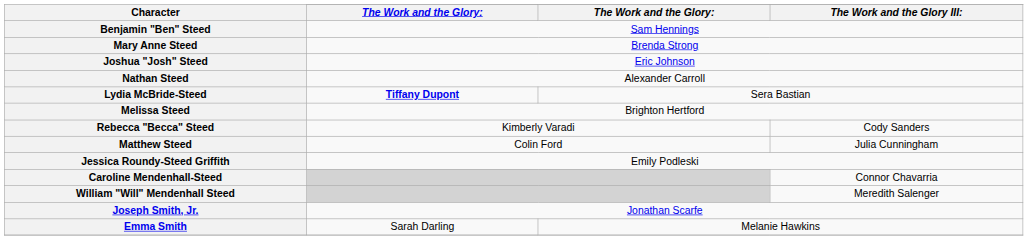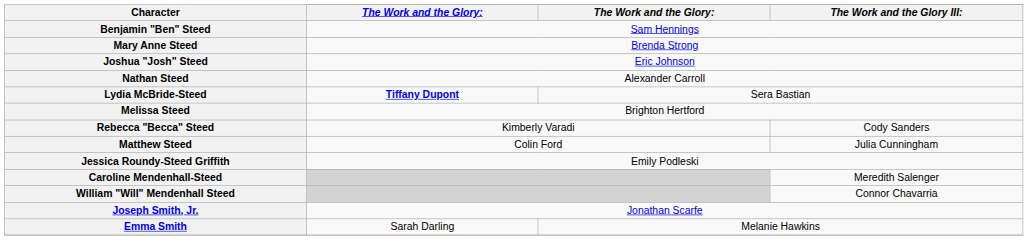(896, 177) Connor Chavarria -> (896, 177) Meredith Salenger
(896, 194) Meredith Salenger -> (896, 194) Connor Chavarria
